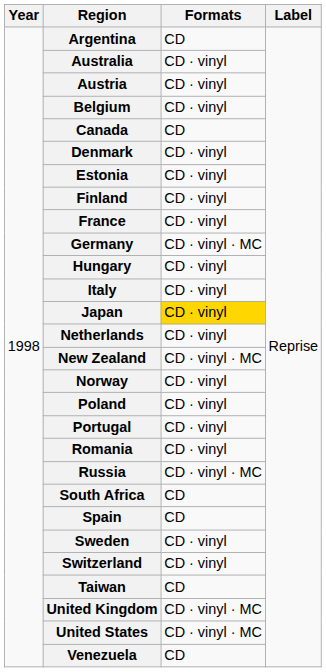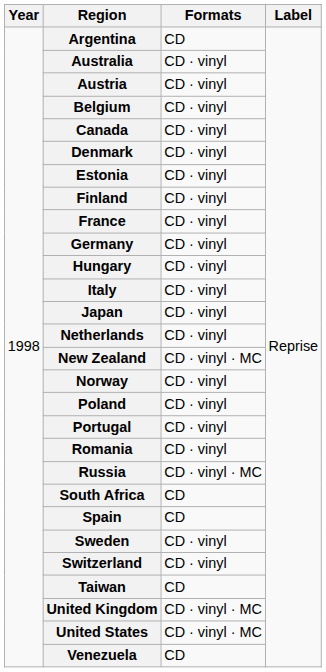(175, 130) CD -> (195, 130) CD · vinyl
(213, 244) CD · vinyl · MC -> (195, 244) CD · vinyl
(195, 312) gold background -> (195, 312) no background
